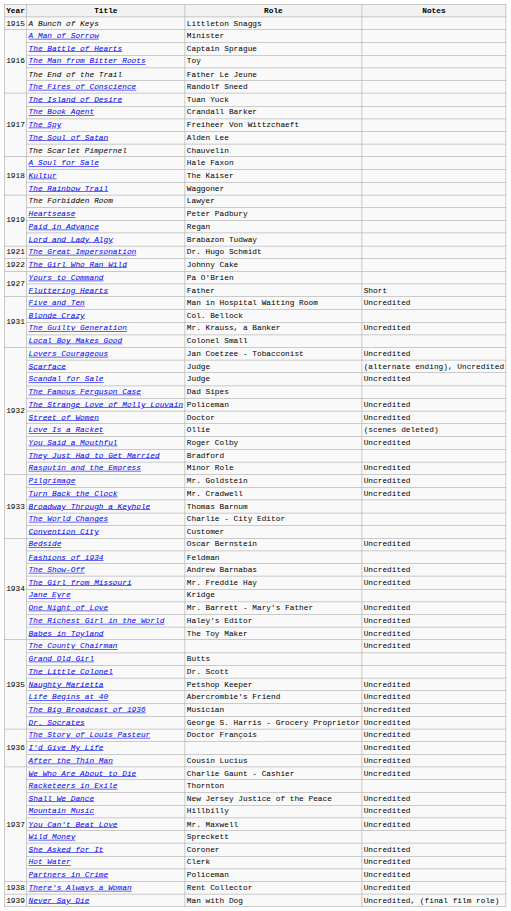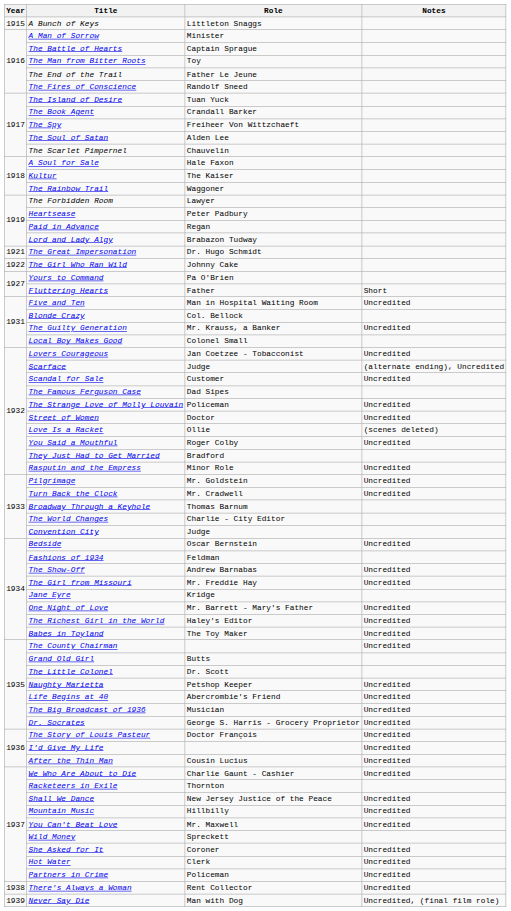(198, 379) Judge -> (206, 379) Customer
(206, 532) Customer -> (198, 532) Judge
